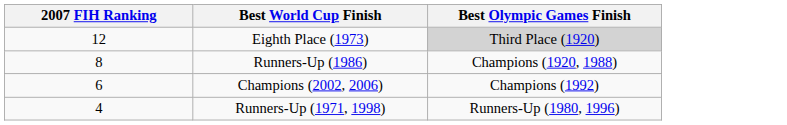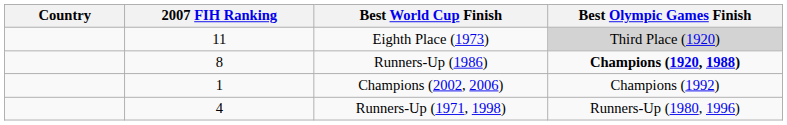+ column: (65, 16)
(99, 39) 12 -> (219, 39) 11
(544, 62) normal -> (665, 62) bold
(99, 85) 6 -> (219, 85) 1
